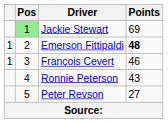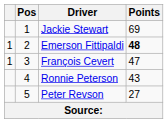(27, 29) lightgreen background -> (27, 29) no background
(134, 62) 46 -> (134, 62) 47
